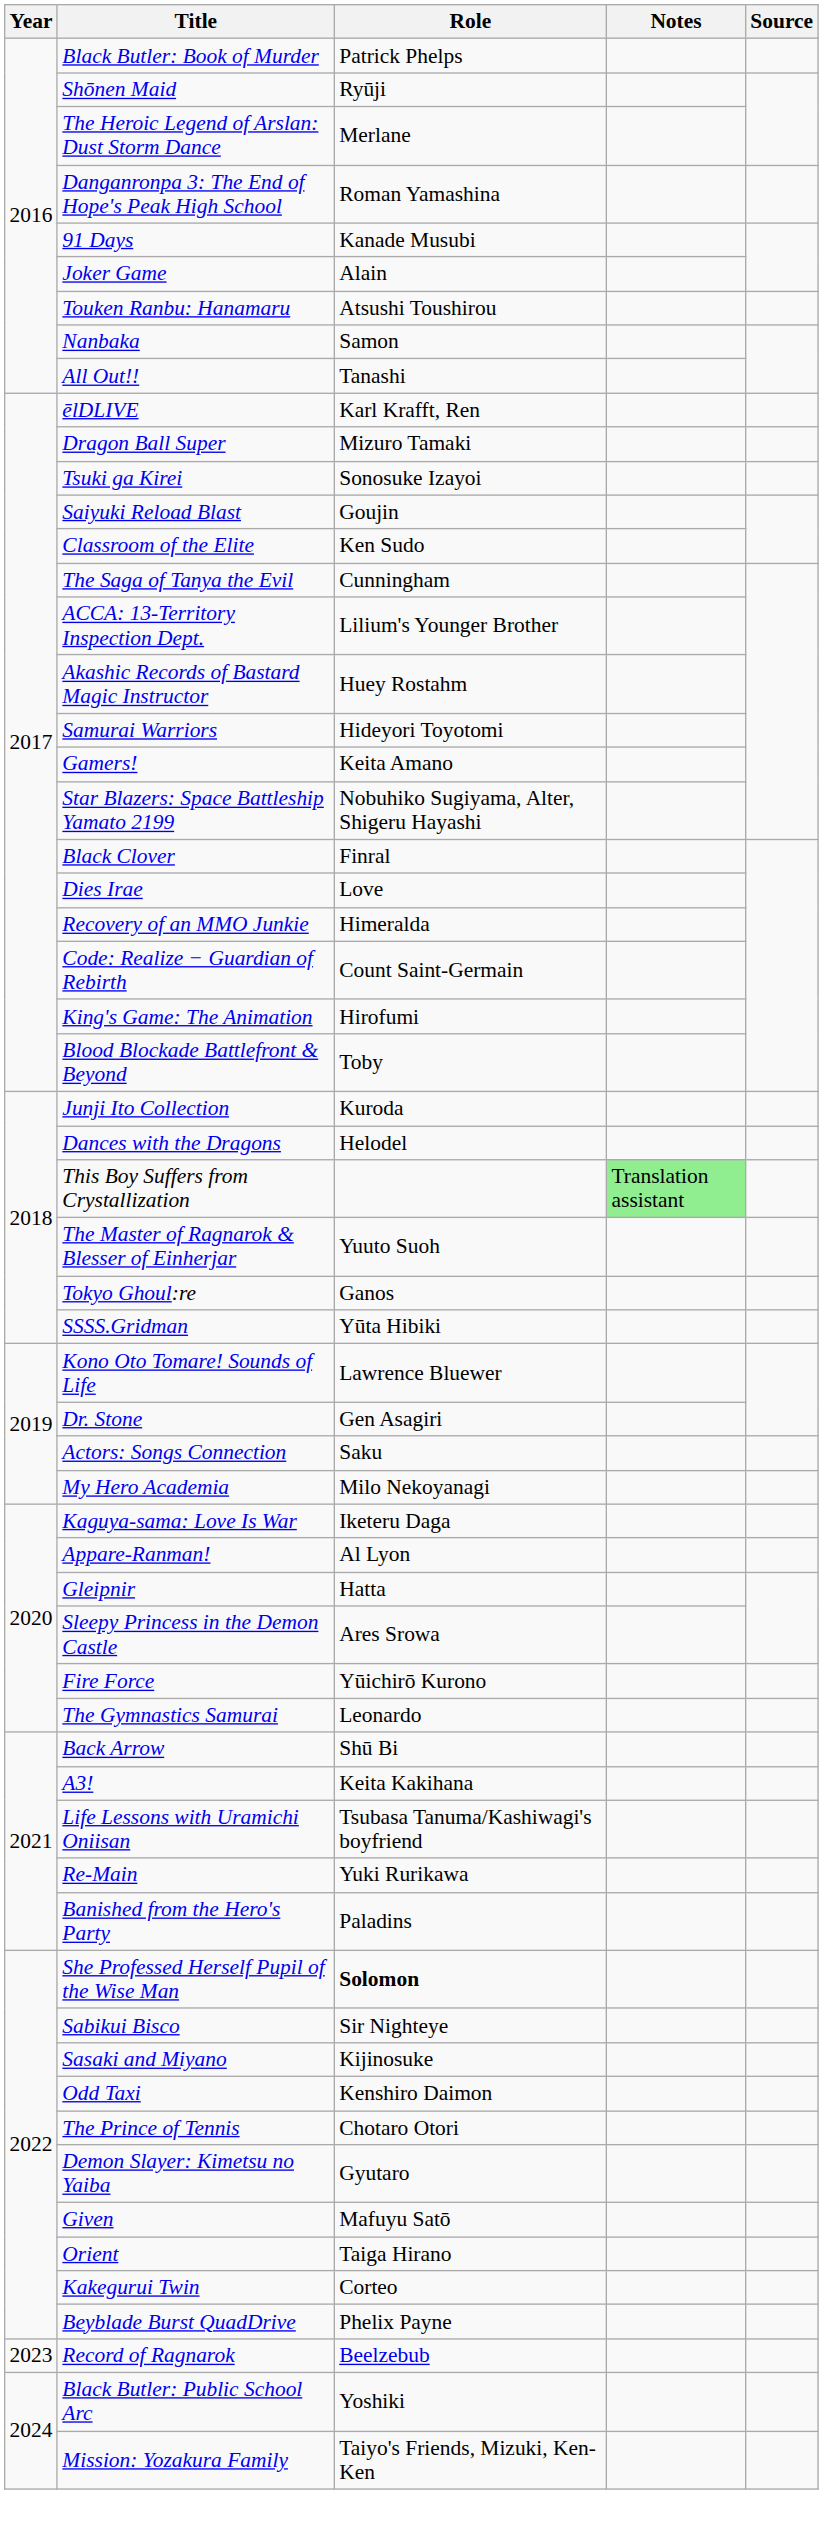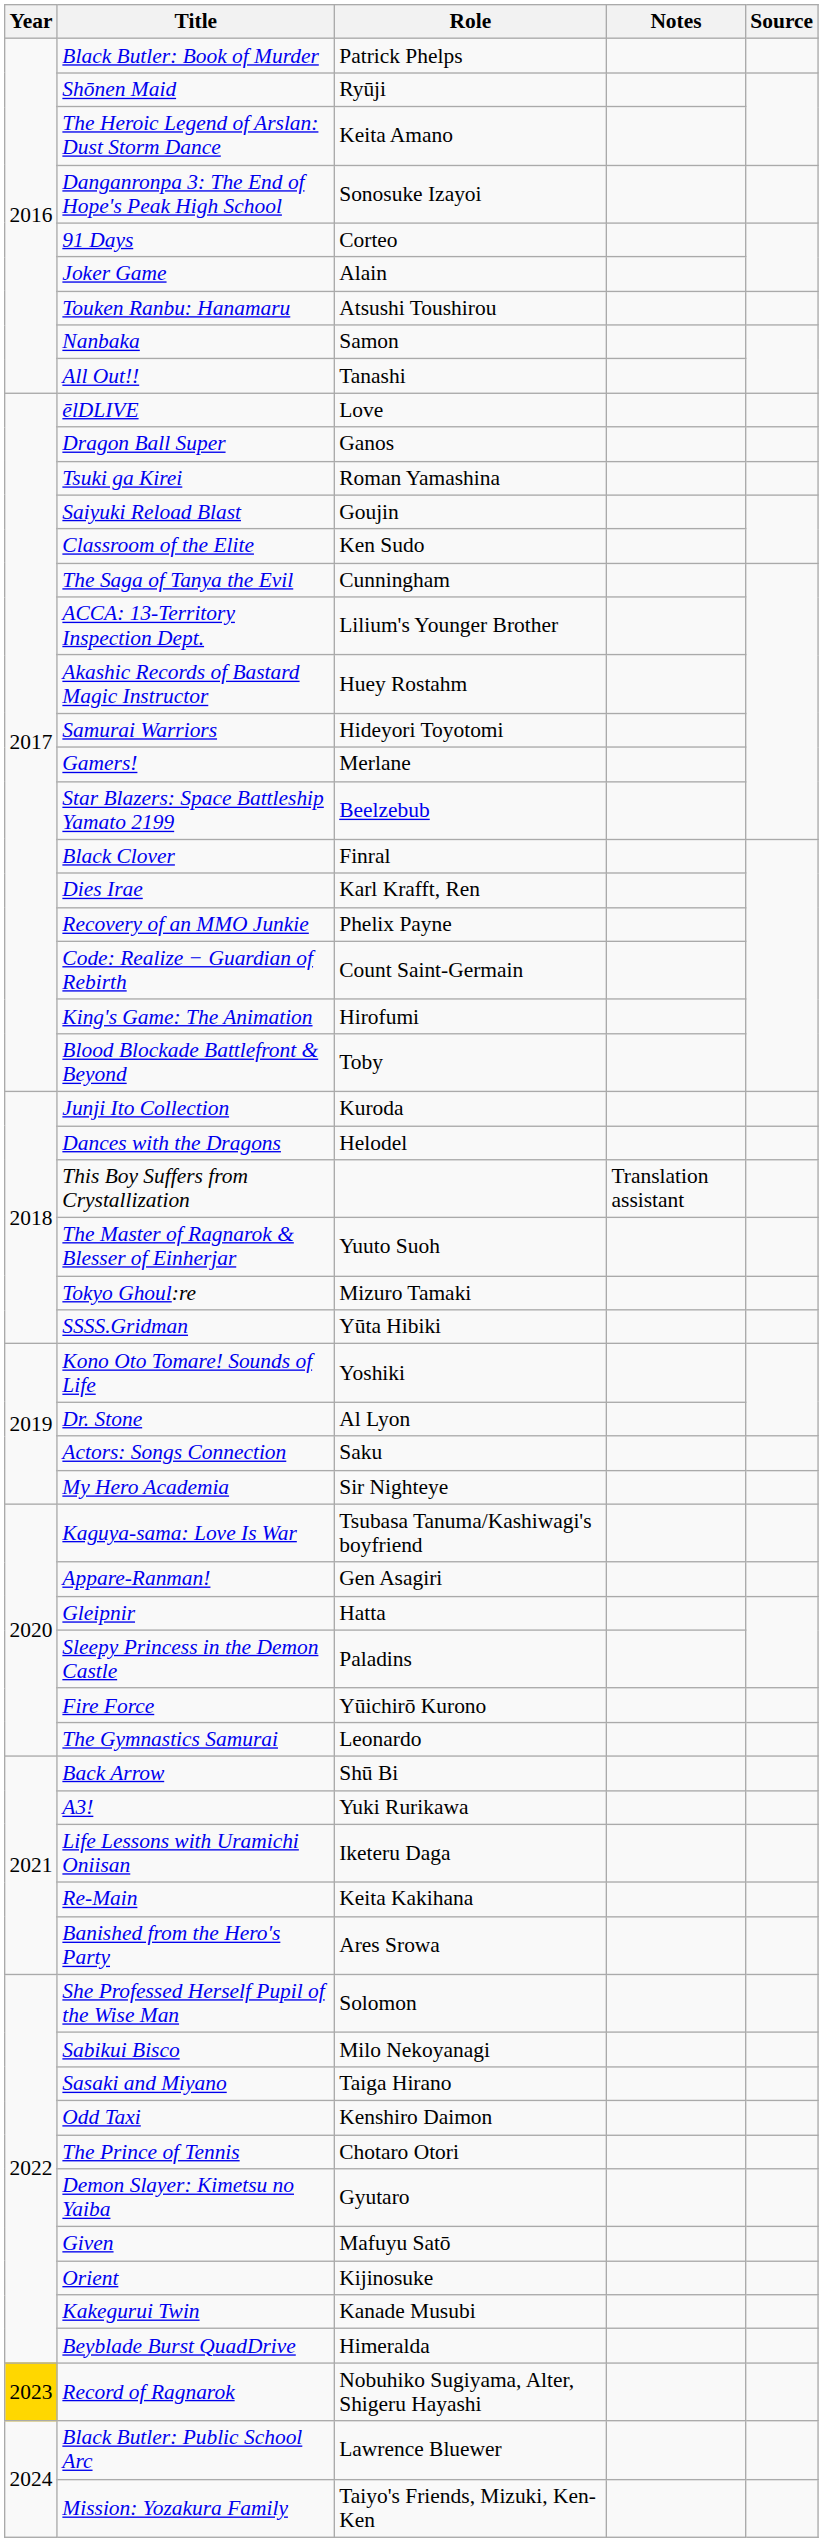(375, 135) Merlane -> (396, 135) Keita Amano
(420, 193) Roman Yamashina -> (410, 193) Sonosuke Izayoi
(407, 239) Kanade Musubi -> (368, 239) Corteo
(410, 409) Karl Krafft, Ren -> (361, 409) Love
(405, 443) Mizuro Tamaki -> (367, 443) Ganos
(410, 477) Sonosuke Izayoi -> (420, 477) Roman Yamashina
(396, 764) Keita Amano -> (375, 764) Merlane
(457, 810) Nobuhiko Sugiyama, Alter, Shigeru Hayashi -> (384, 810) Beelzebub
(361, 890) Love -> (410, 890) Karl Krafft, Ren
(384, 924) Himeralda -> (396, 924) Phelix Payne
(660, 1188) lightgreen background -> (660, 1188) no background
(367, 1292) Ganos -> (405, 1292) Mizuro Tamaki
(420, 1372) Lawrence Bluewer -> (372, 1372) Yoshiki
(391, 1418) Gen Asagiri -> (375, 1418) Al Lyon
(415, 1486) Milo Nekoyanagi -> (394, 1486) Sir Nighteye
(395, 1520) Iketeru Daga -> (465, 1532) Tsubasa Tanuma/Kashiwagi's boyfriend
(375, 1554) Al Lyon -> (391, 1578) Gen Asagiri
(390, 1634) Ares Srowa -> (376, 1658) Paladins
(406, 1782) Keita Kakihana -> (404, 1807) Yuki Rurikawa
(465, 1828) Tsubasa Tanuma/Kashiwagi's boyfriend -> (395, 1853) Iketeru Daga
(404, 1875) Yuki Rurikawa -> (406, 1899) Keita Kakihana
(376, 1921) Paladins -> (390, 1945) Ares Srowa
(379, 1979) bold -> (378, 2003) normal
(394, 2025) Sir Nighteye -> (415, 2049) Milo Nekoyanagi
(386, 2059) Kijinosuke -> (395, 2083) Taiga Hirano
(395, 2253) Taiga Hirano -> (386, 2277) Kijinosuke
(368, 2287) Corteo -> (407, 2311) Kanade Musubi
(396, 2321) Phelix Payne -> (384, 2345) Himeralda
(31, 2355) no background -> (31, 2391) gold background
(384, 2355) Beelzebub -> (457, 2391) Nobuhiko Sugiyama, Alter, Shigeru Hayashi
(372, 2401) Yoshiki -> (420, 2449) Lawrence Bluewer
